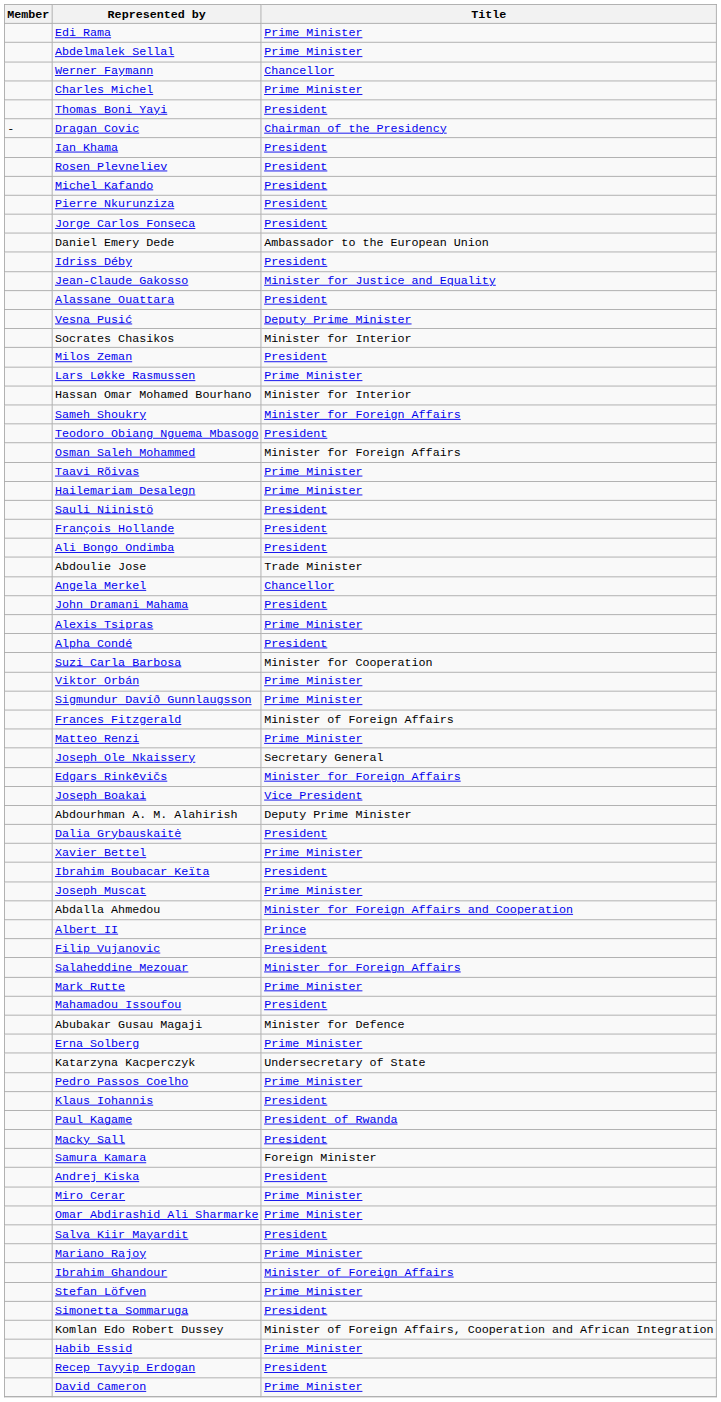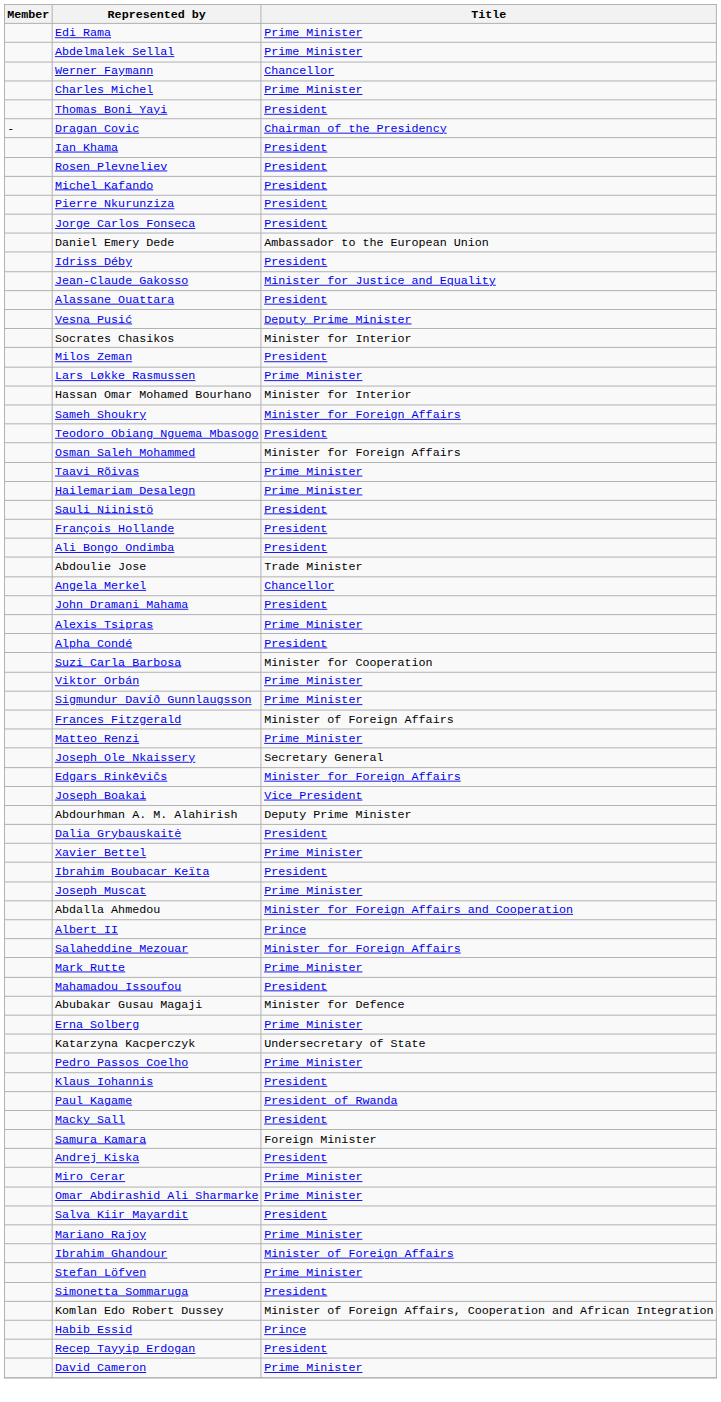- row: (108, 948)
(313, 1349) Prime Minister -> (285, 1330) Prince
